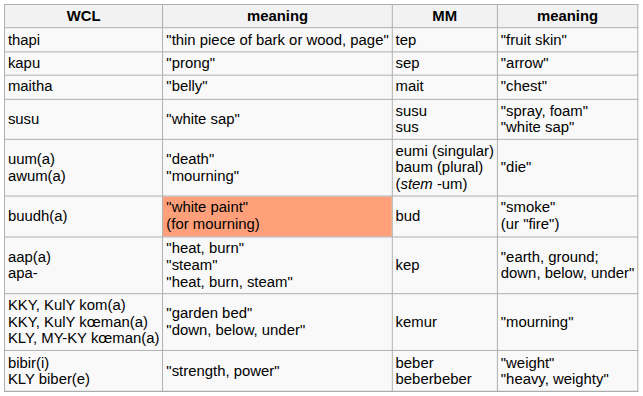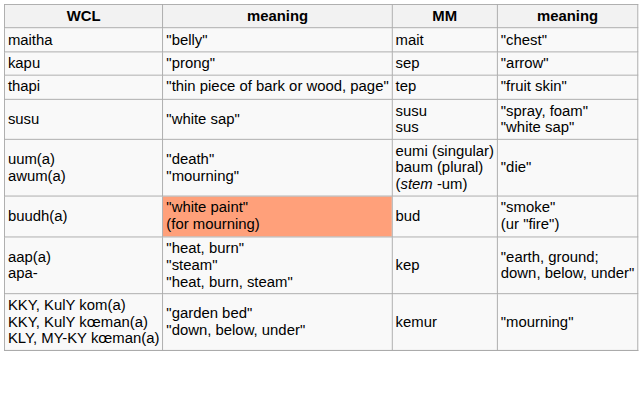rows swapped: (24, 39) <-> (30, 87)
- row: (49, 370)
